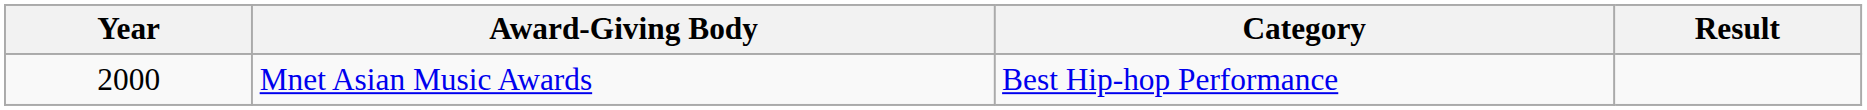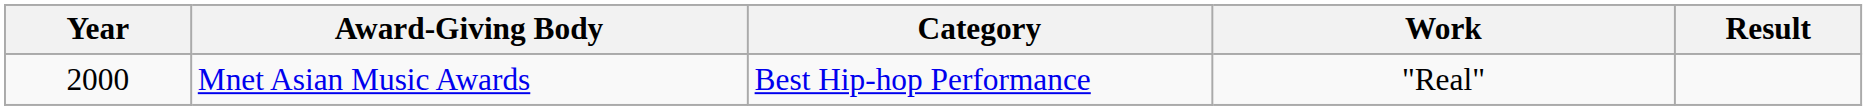+ column: (1443, 29)
